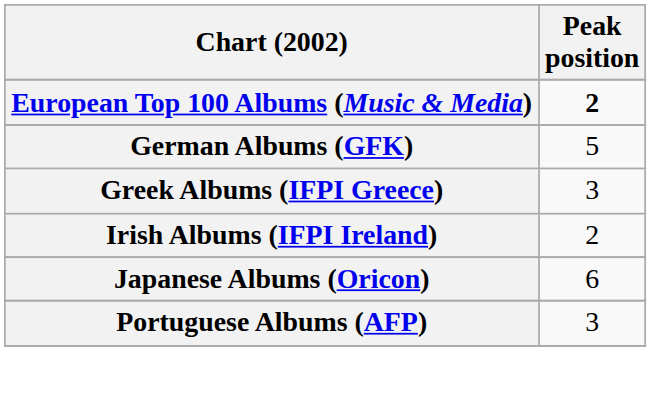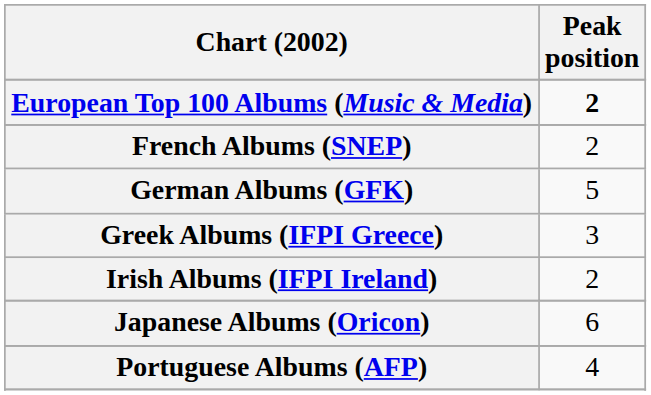+ row: (272, 146)
(592, 322) 3 -> (592, 366) 4
